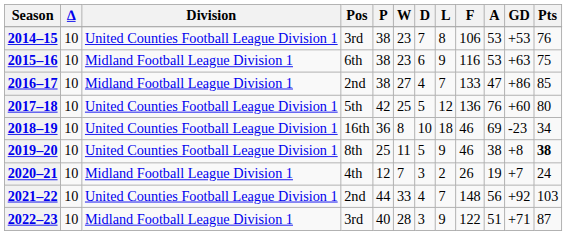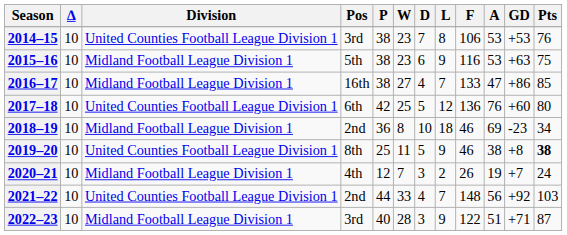(353, 60) 6th -> (353, 60) 5th
(355, 83) 2nd -> (357, 83) 16th
(353, 106) 5th -> (353, 106) 6th
(211, 128) United Counties Football League Division 1 -> (189, 128) Midland Football League Division 1
(357, 128) 16th -> (355, 128) 2nd
